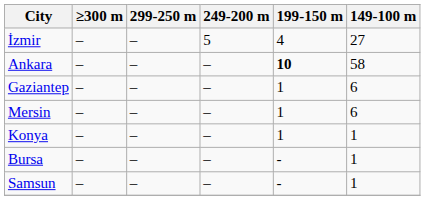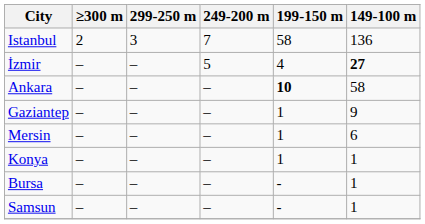+ row: (32, 40)
(357, 40) normal -> (357, 64) bold
(354, 87) 6 -> (354, 111) 9
